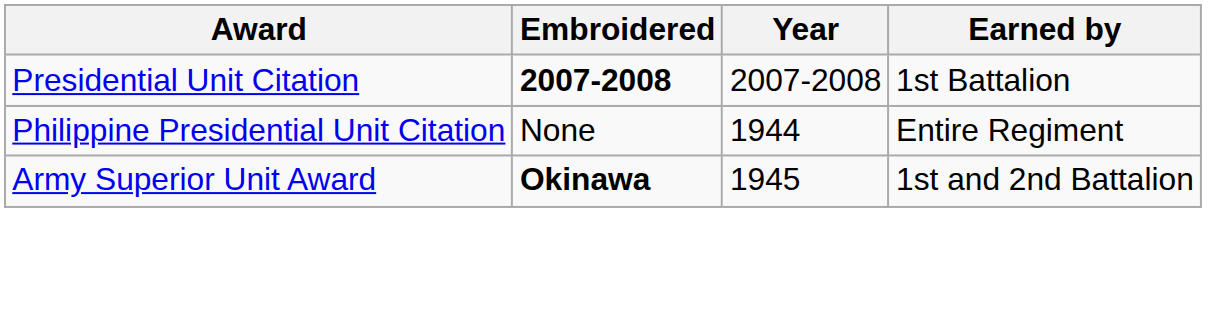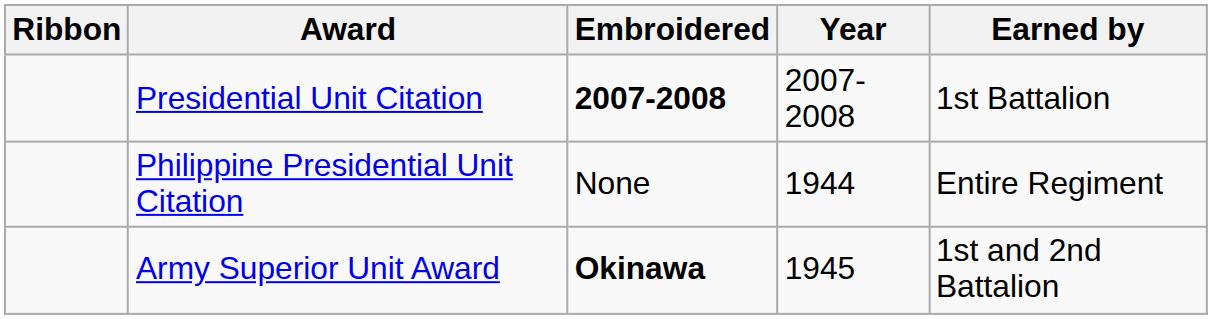+ column: (67, 29)
